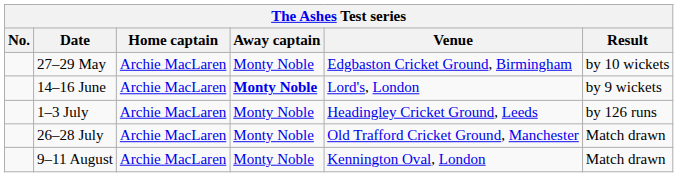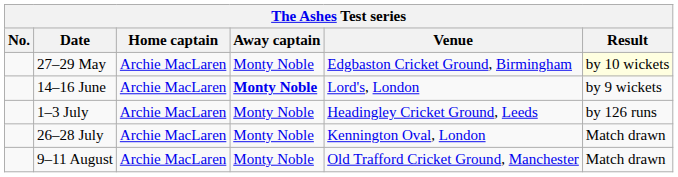(628, 64) no background -> (628, 64) lightyellow background
(453, 135) Old Trafford Cricket Ground, Manchester -> (406, 135) Kennington Oval, London
(406, 159) Kennington Oval, London -> (453, 159) Old Trafford Cricket Ground, Manchester
